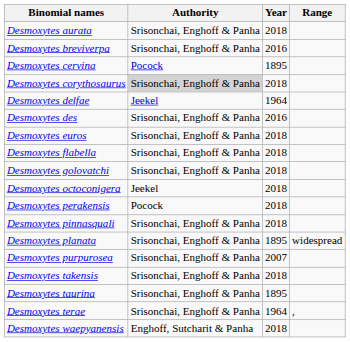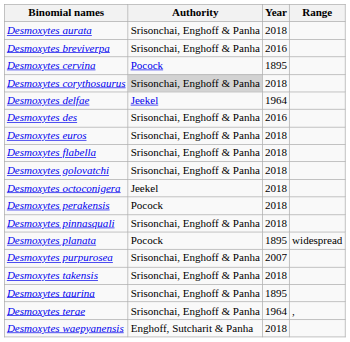(195, 240) Srisonchai, Enghoff & Panha -> (147, 240) Pocock
